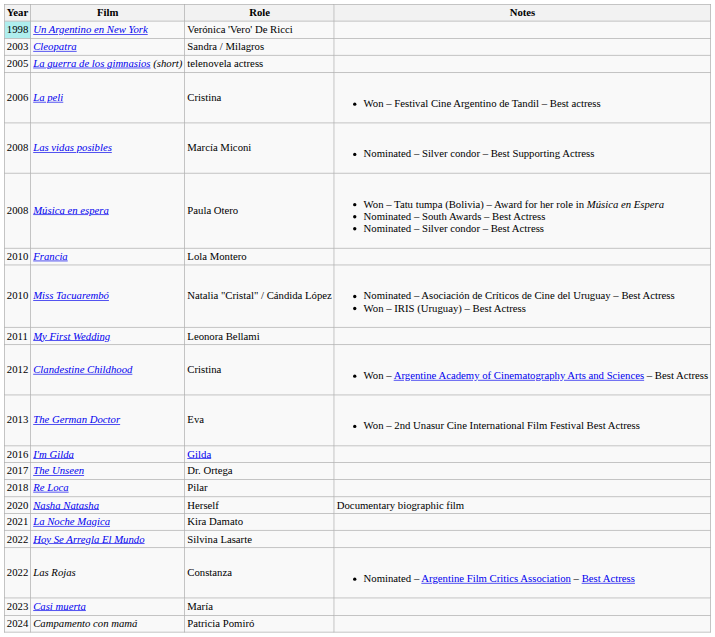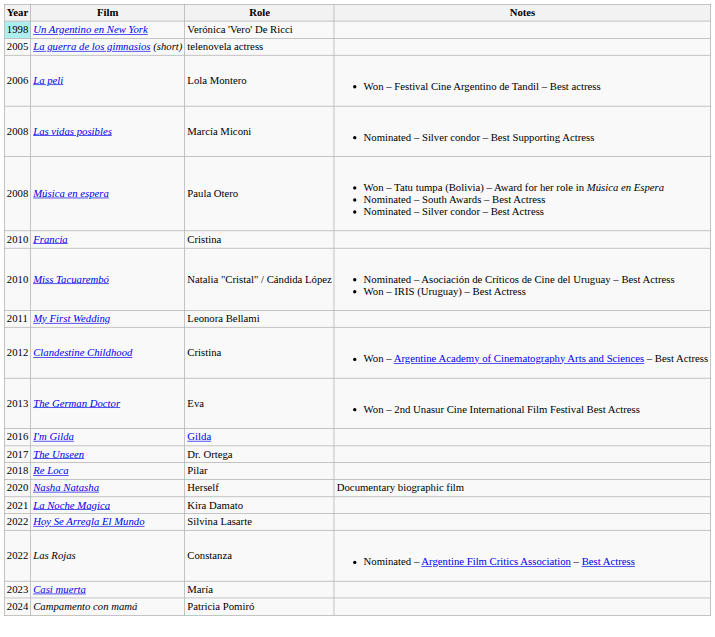- row: (55, 47)
(204, 97) Cristina -> (217, 80) Lola Montero
(217, 256) Lola Montero -> (204, 239) Cristina
